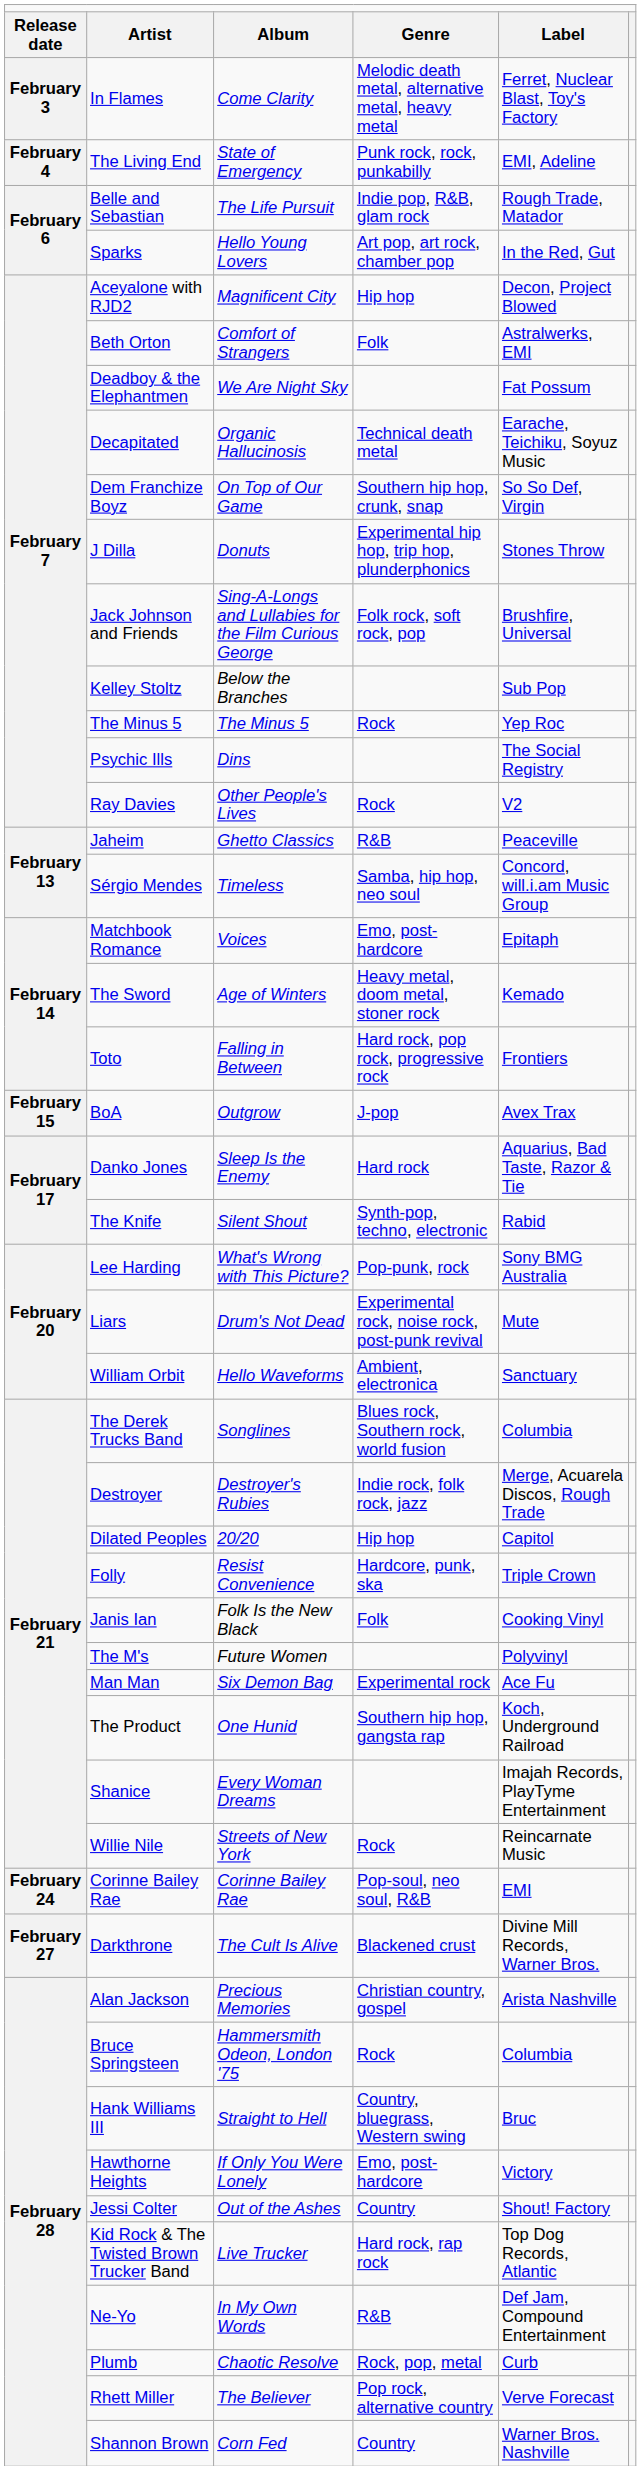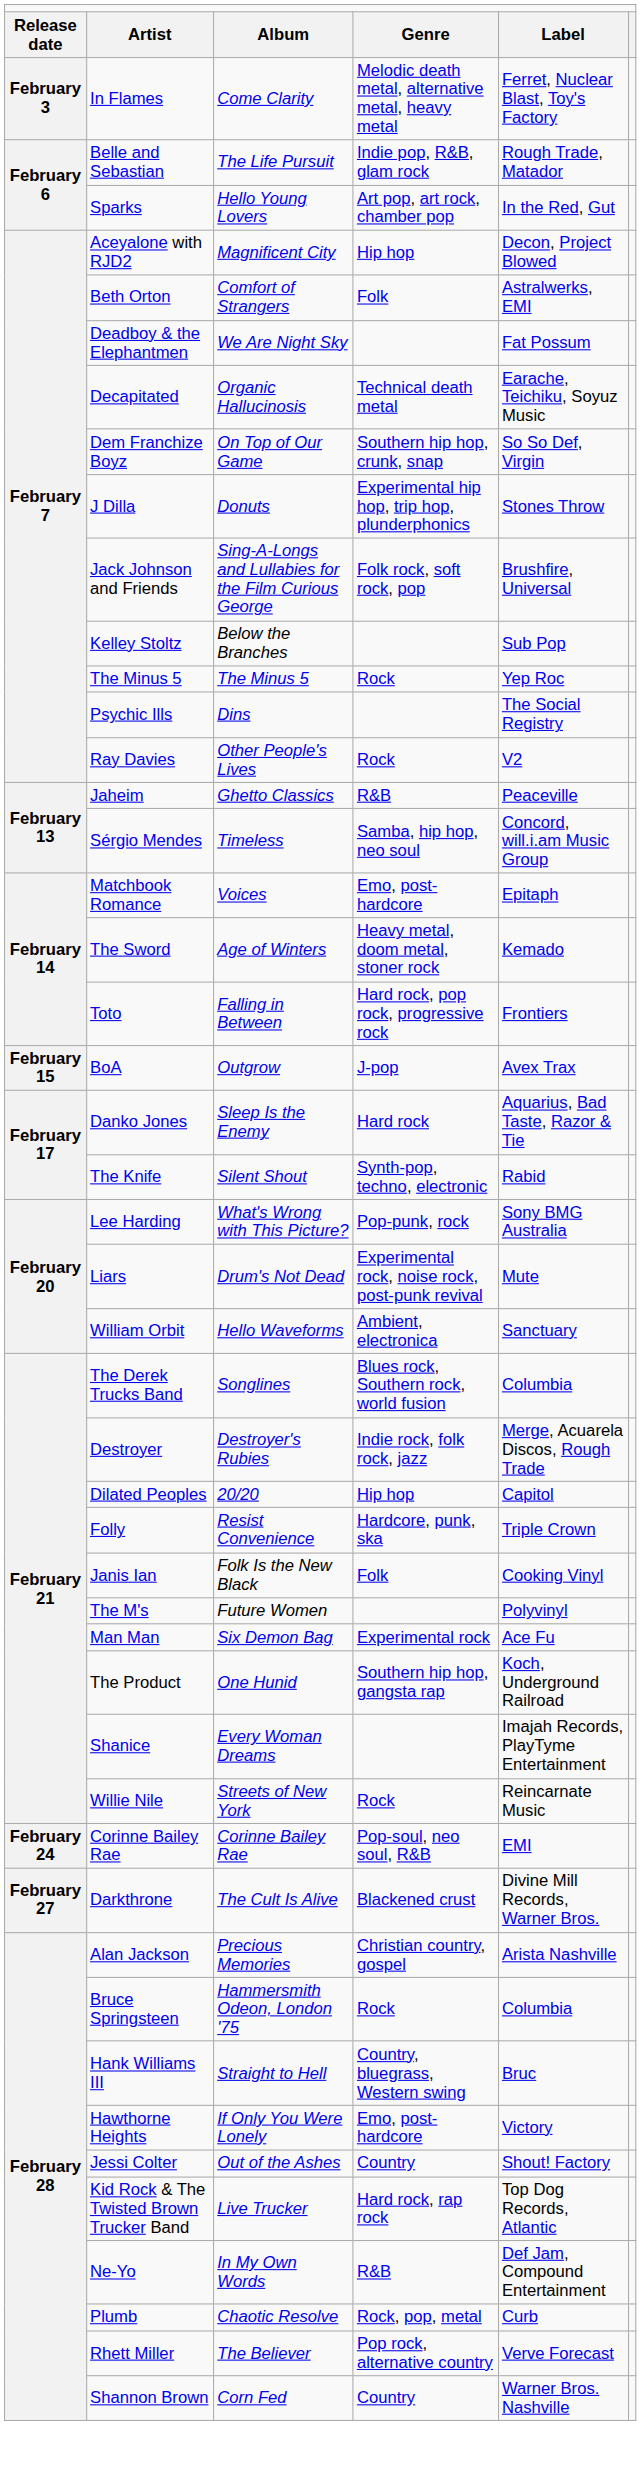- row: (146, 162)
